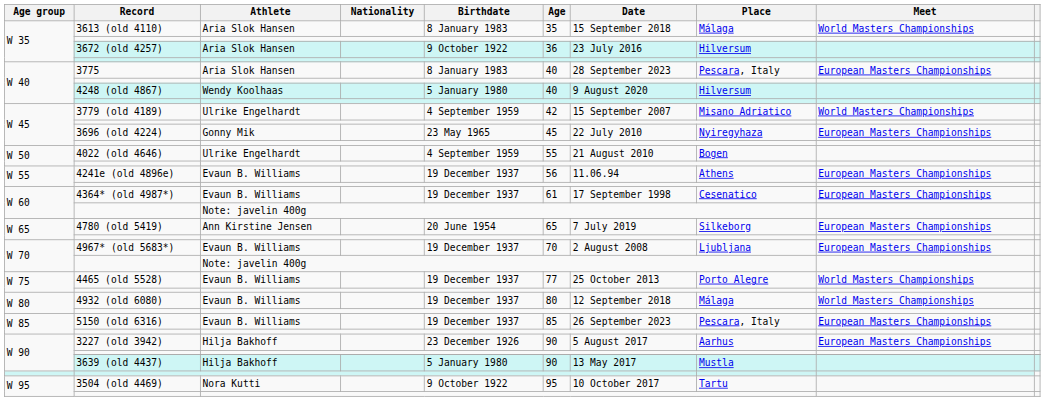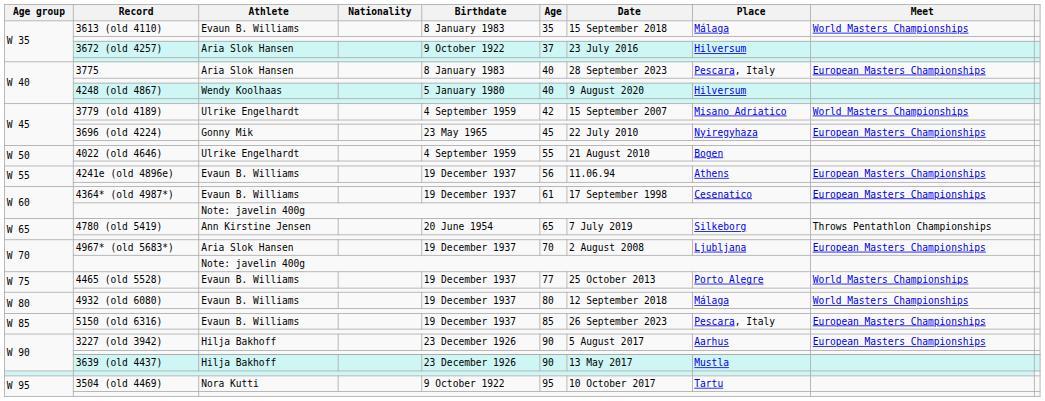(249, 28) Aria Slok Hansen -> (250, 28) Evaun B. Williams
(552, 49) 36 -> (548, 49) 37
(905, 227) European Masters Championships -> (902, 227) Throws Pentathlon Championships
(252, 247) Evaun B. Williams -> (247, 247) Aria Slok Hansen
(467, 363) 5 January 1980 -> (470, 363) 23 December 1926
